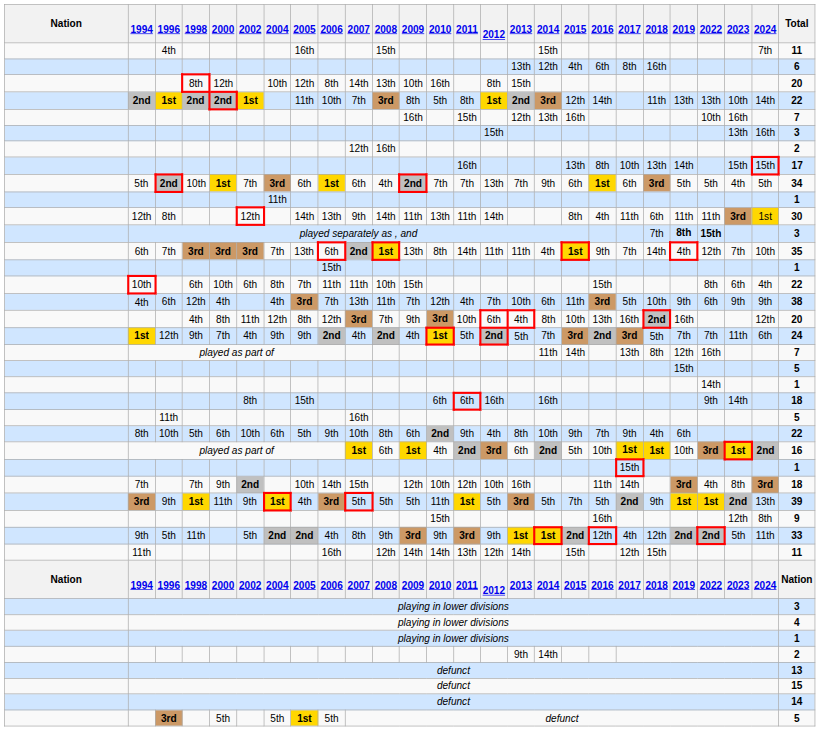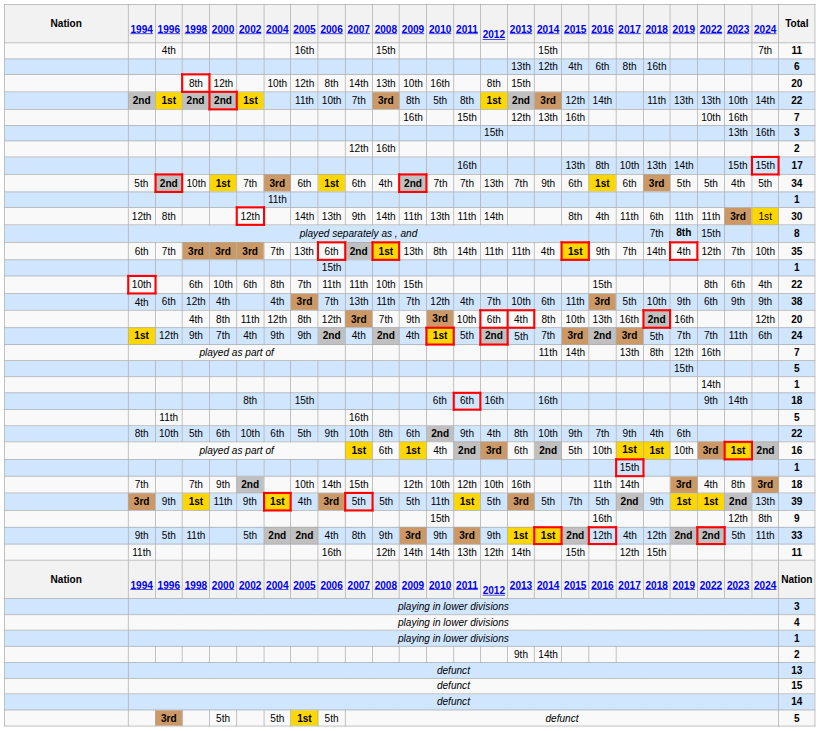(711, 234) bold -> (711, 234) normal
(797, 234) 3 -> (797, 234) 8
